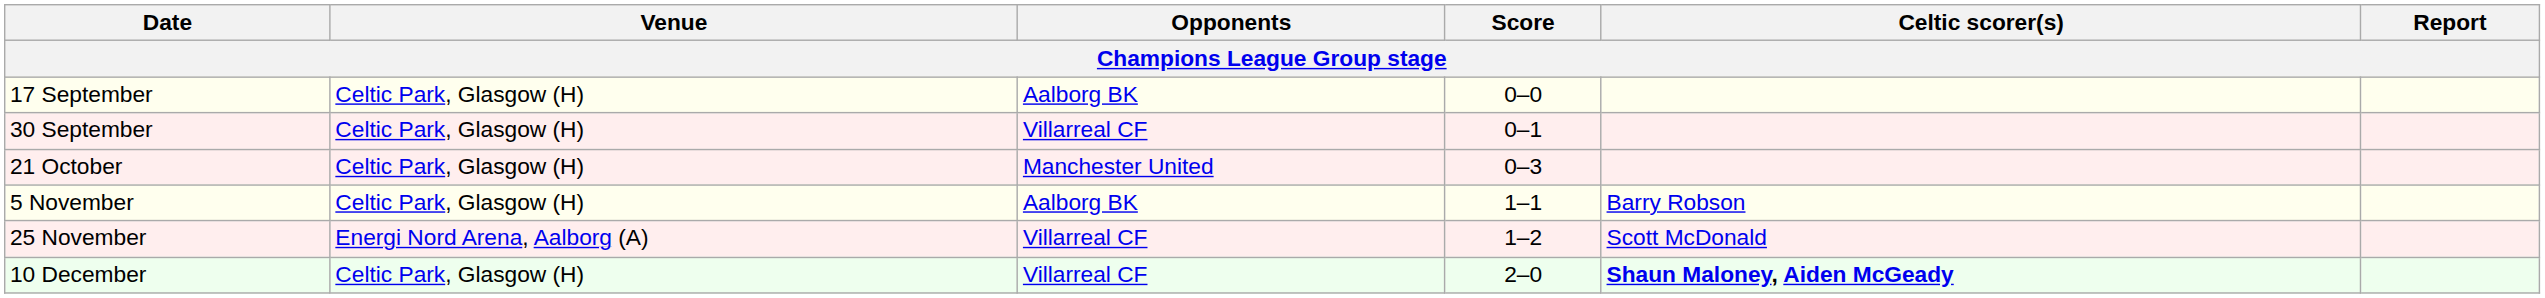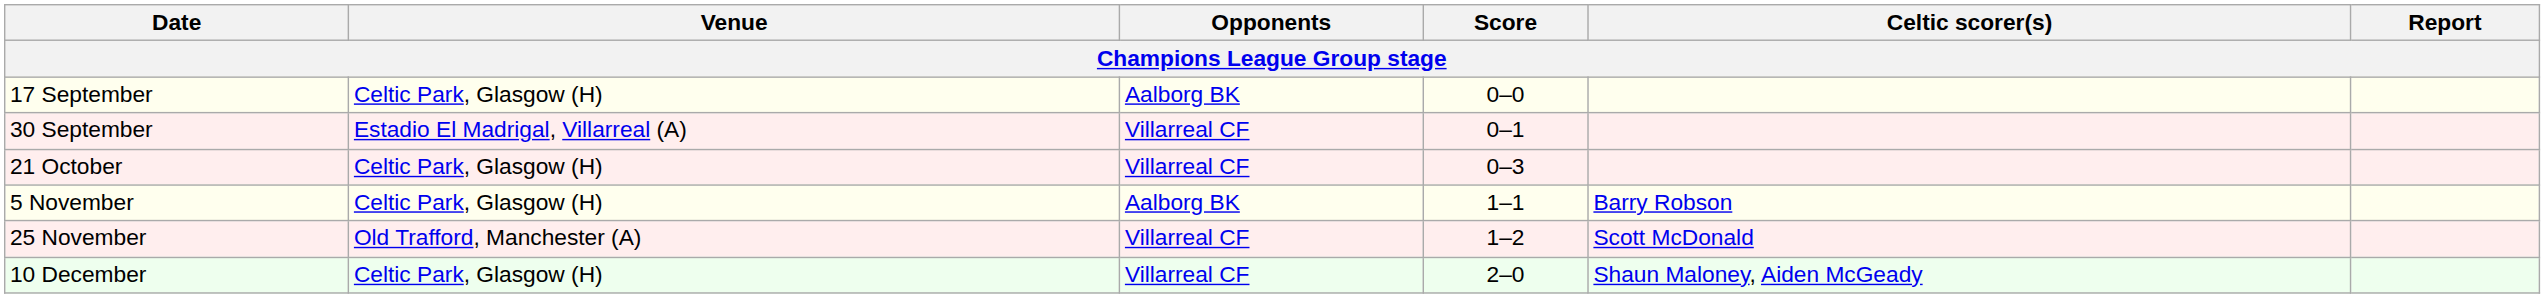(460, 130) Celtic Park, Glasgow (H) -> (520, 130) Estadio El Madrigal, Villarreal (A)
(1118, 166) Manchester United -> (1187, 166) Villarreal CF
(492, 238) Energi Nord Arena, Aalborg (A) -> (498, 238) Old Trafford, Manchester (A)
(1780, 274) bold -> (1758, 274) normal
